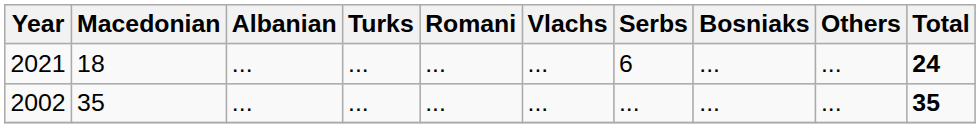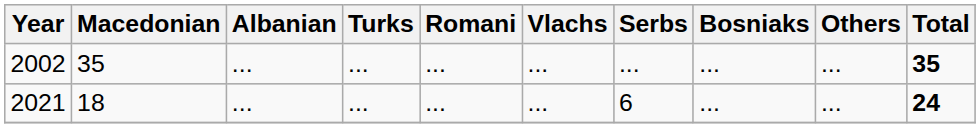rows swapped: (38, 102) <-> (38, 63)
